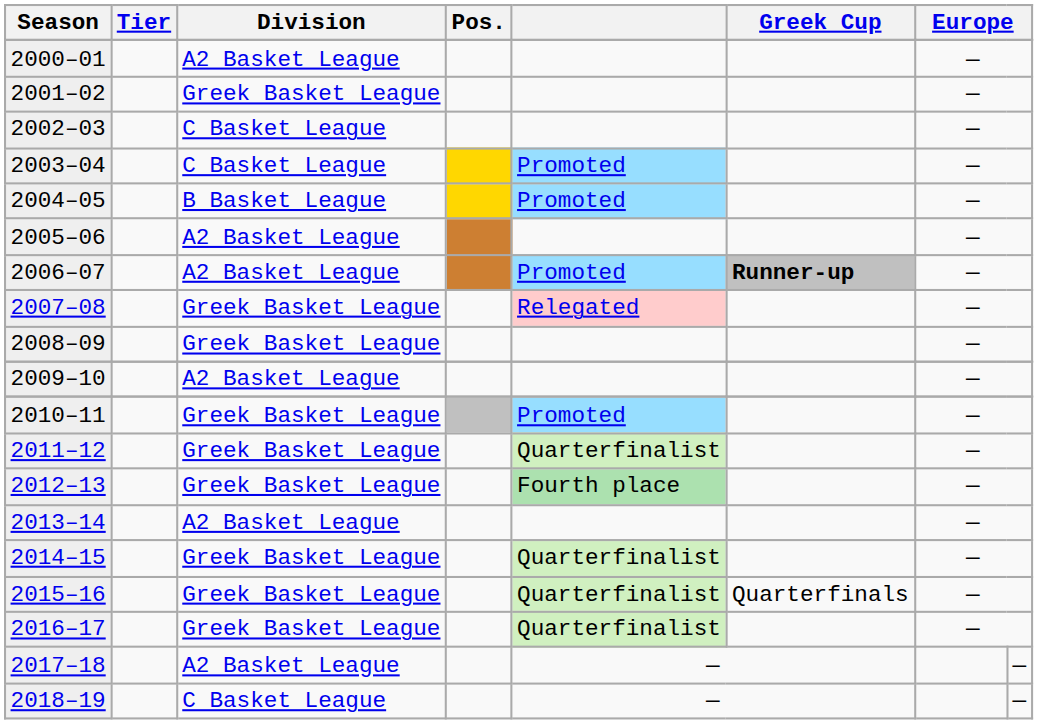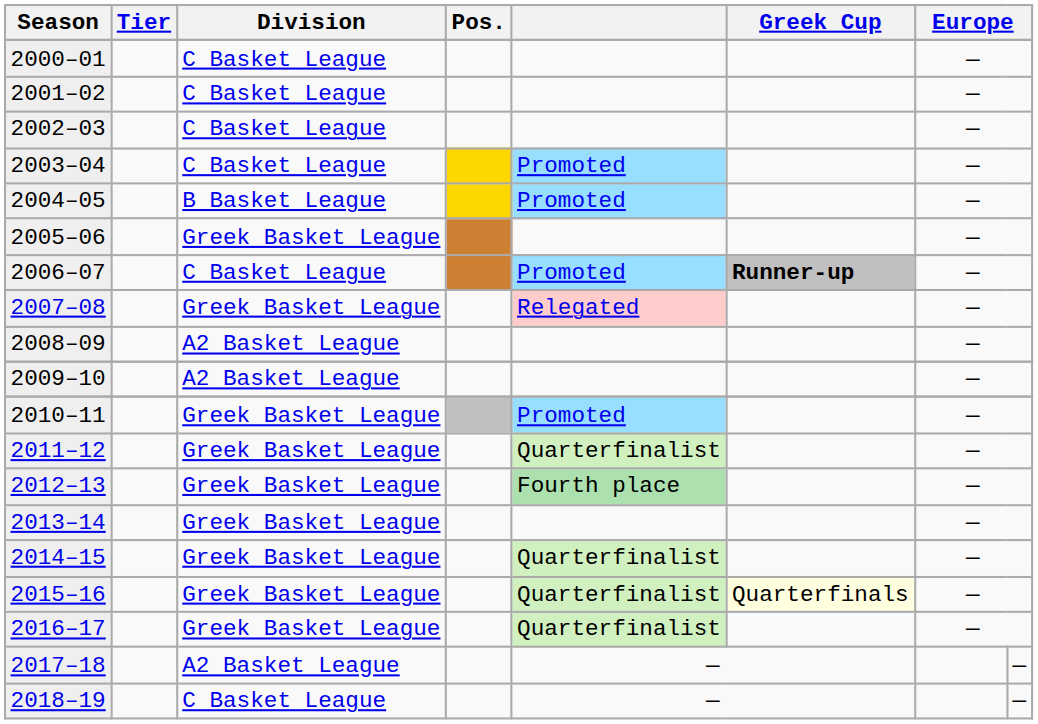(291, 59) A2 Basket League -> (284, 59) C Basket League
(311, 94) Greek Basket League -> (284, 94) C Basket League
(291, 237) A2 Basket League -> (311, 237) Greek Basket League
(291, 273) A2 Basket League -> (284, 273) C Basket League
(311, 344) Greek Basket League -> (291, 344) A2 Basket League
(291, 522) A2 Basket League -> (311, 522) Greek Basket League
(820, 594) no background -> (820, 594) lightyellow background
